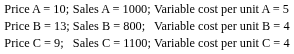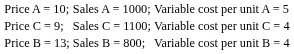rows swapped: (37, 26) <-> (34, 43)
